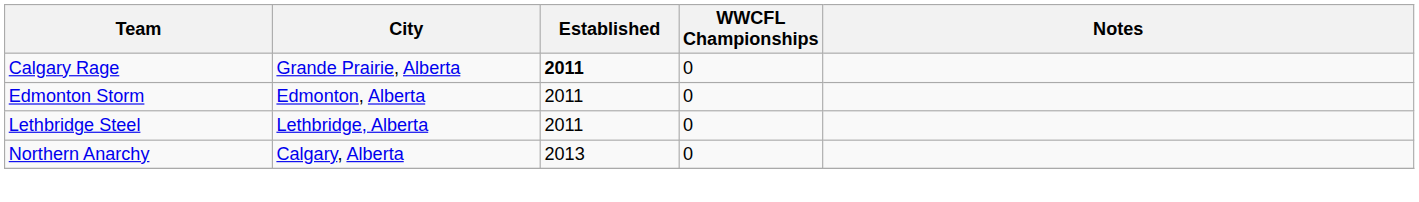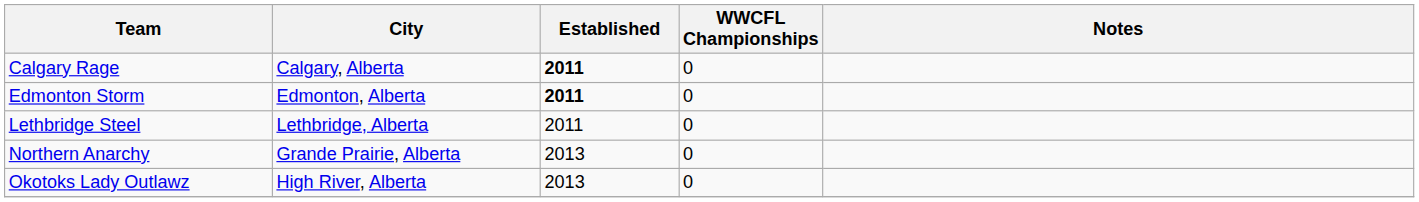(368, 67) Grande Prairie, Alberta -> (340, 67) Calgary, Alberta
(564, 96) normal -> (564, 96) bold
(340, 153) Calgary, Alberta -> (368, 153) Grande Prairie, Alberta
+ row: (99, 182)
